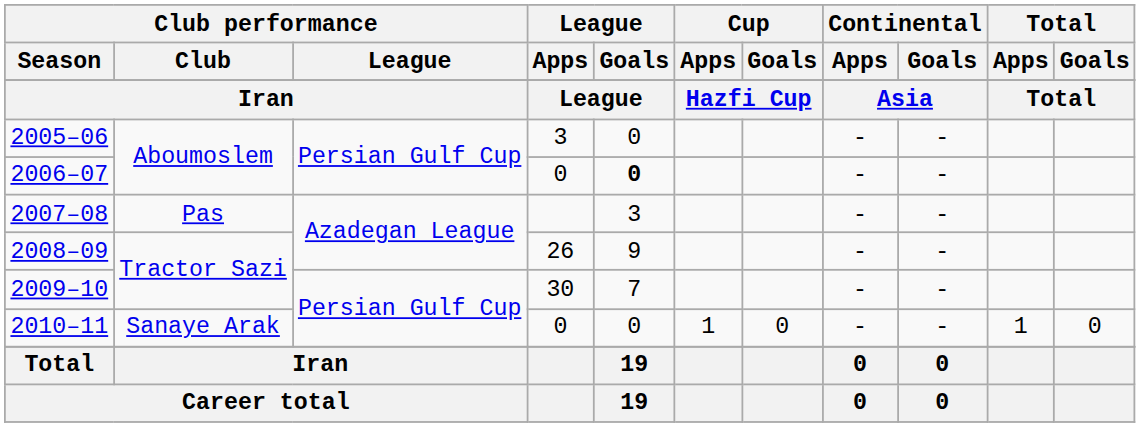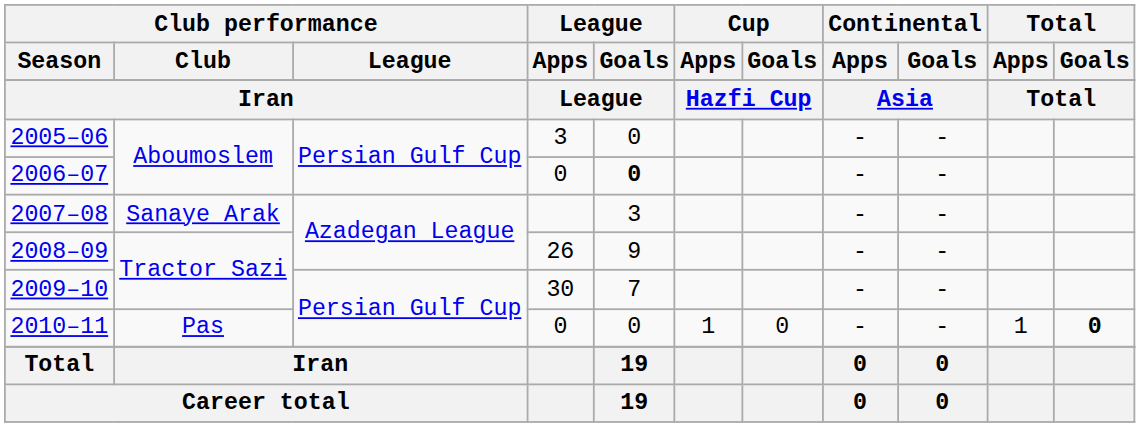(203, 213) Pas -> (203, 213) Sanaye Arak
(203, 327) Sanaye Arak -> (203, 327) Pas
(1095, 327) normal -> (1095, 327) bold
